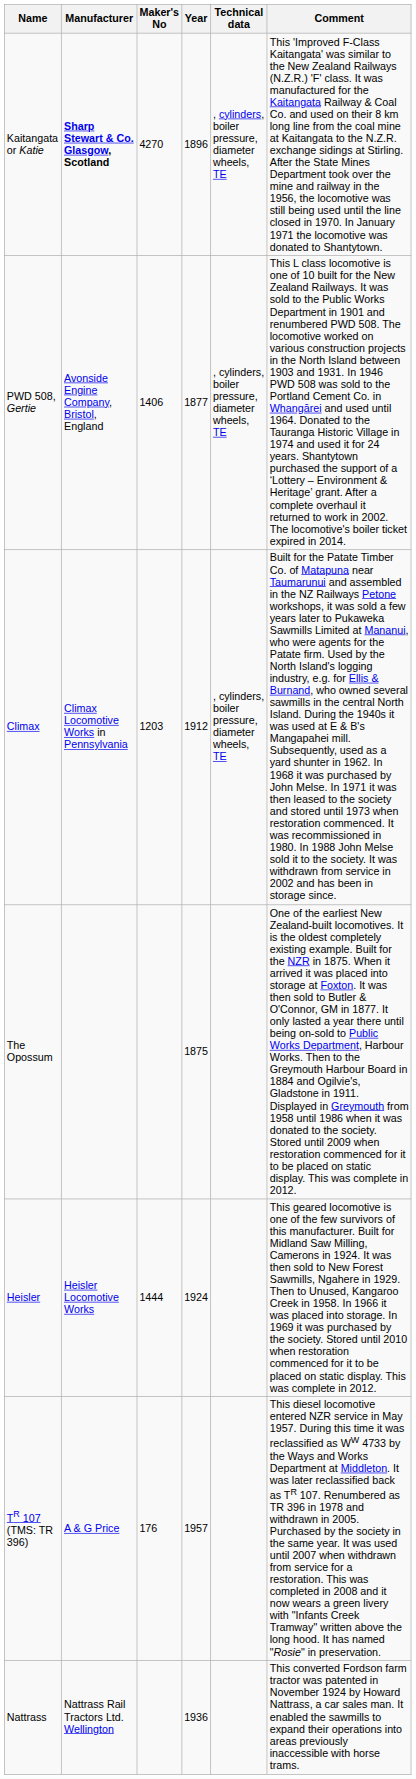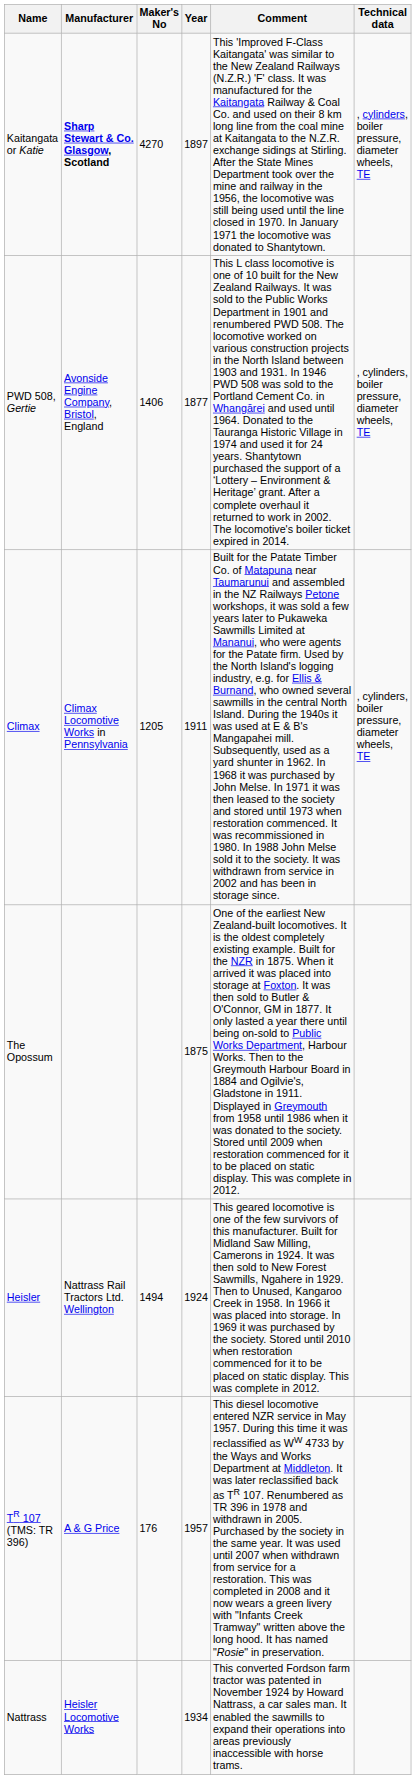columns swapped: (239, 19) <-> (339, 19)
(196, 144) 1896 -> (196, 144) 1897
(151, 727) 1203 -> (151, 727) 1205
(196, 727) 1912 -> (196, 727) 1911
(91, 1297) Heisler Locomotive Works -> (95, 1297) Nattrass Rail Tractors Ltd. Wellington
(151, 1297) 1444 -> (151, 1297) 1494
(95, 1717) Nattrass Rail Tractors Ltd. Wellington -> (91, 1717) Heisler Locomotive Works
(196, 1717) 1936 -> (196, 1717) 1934
